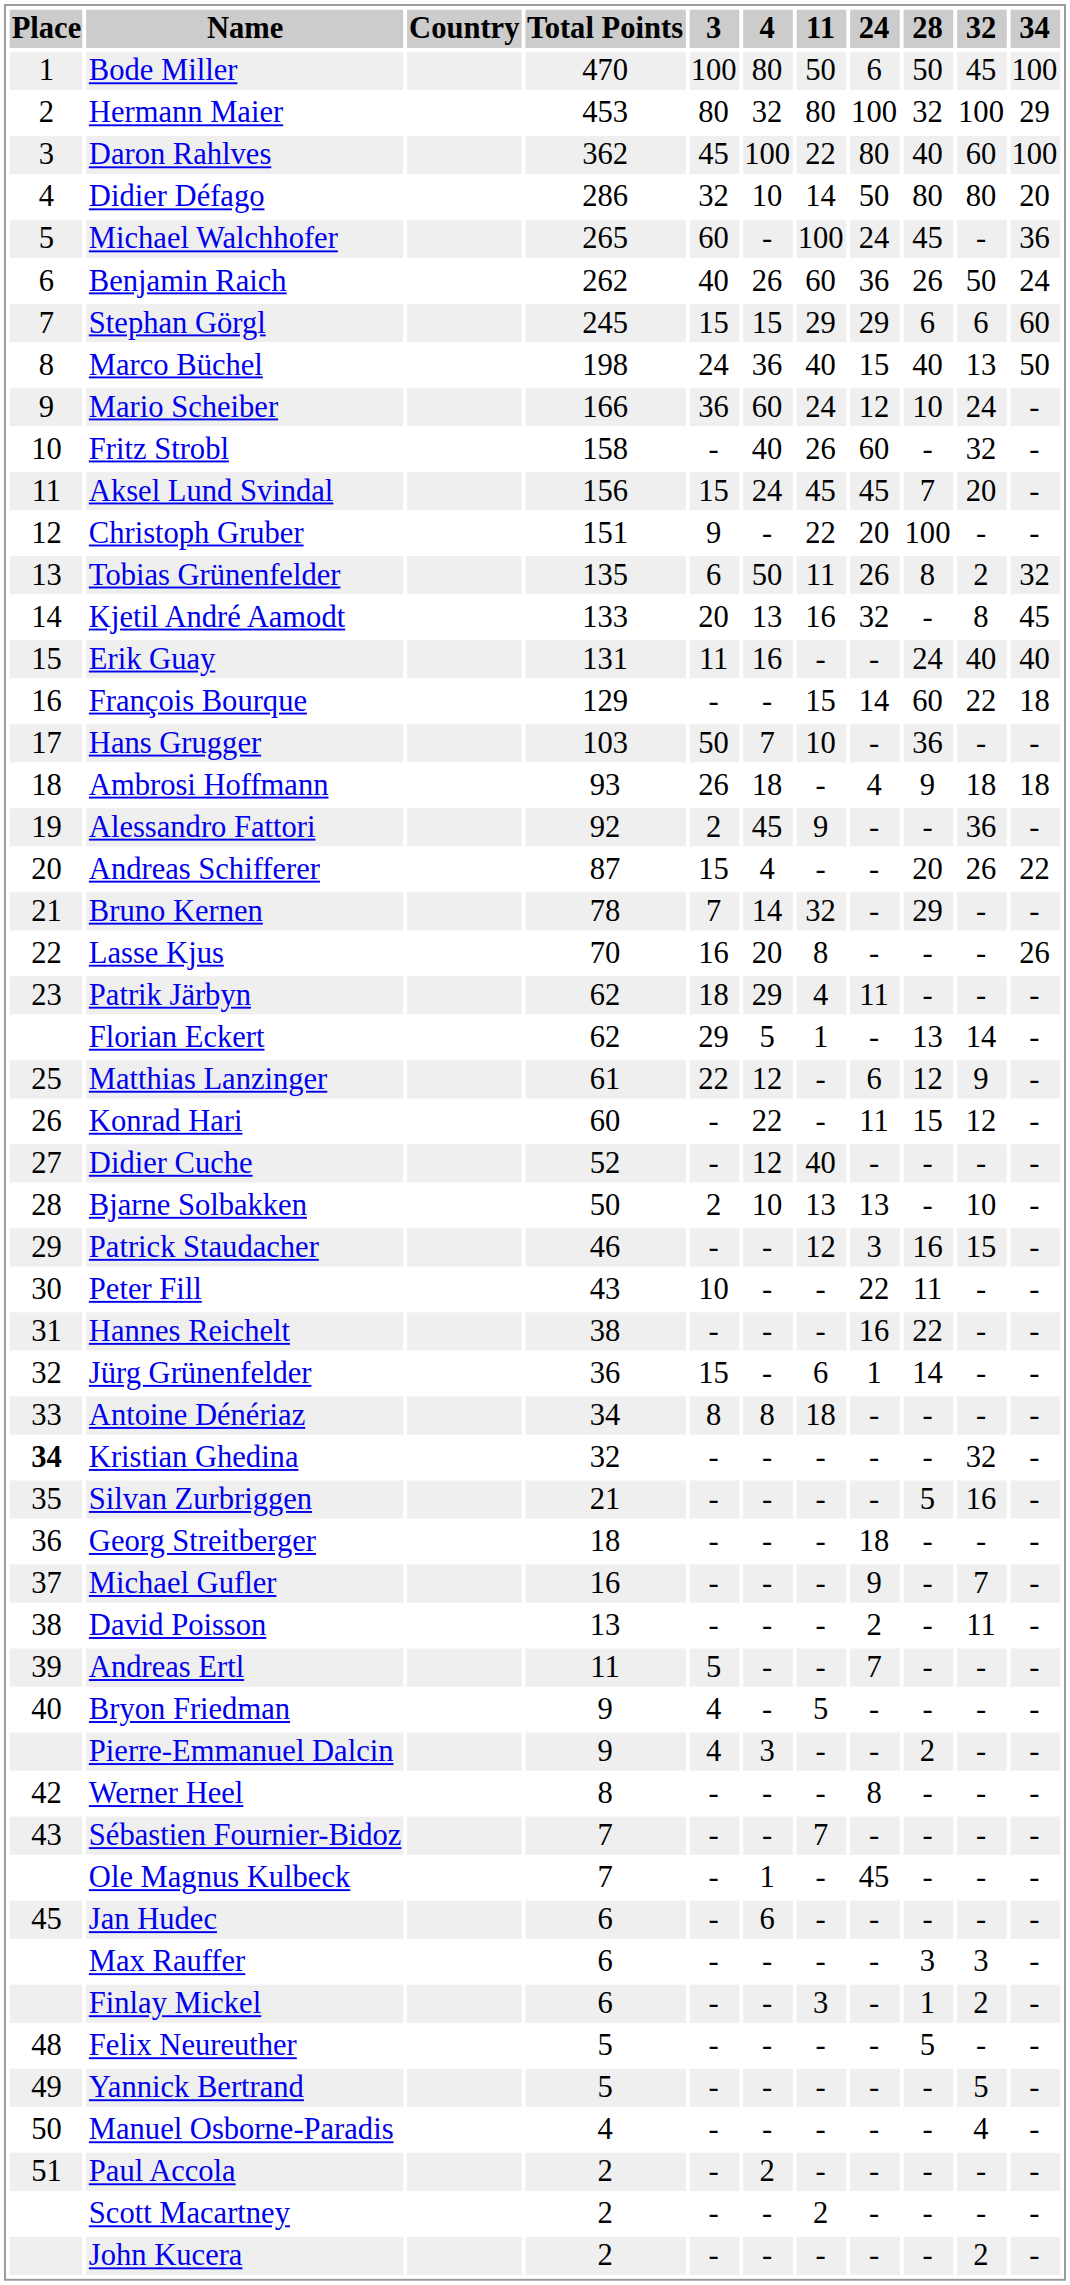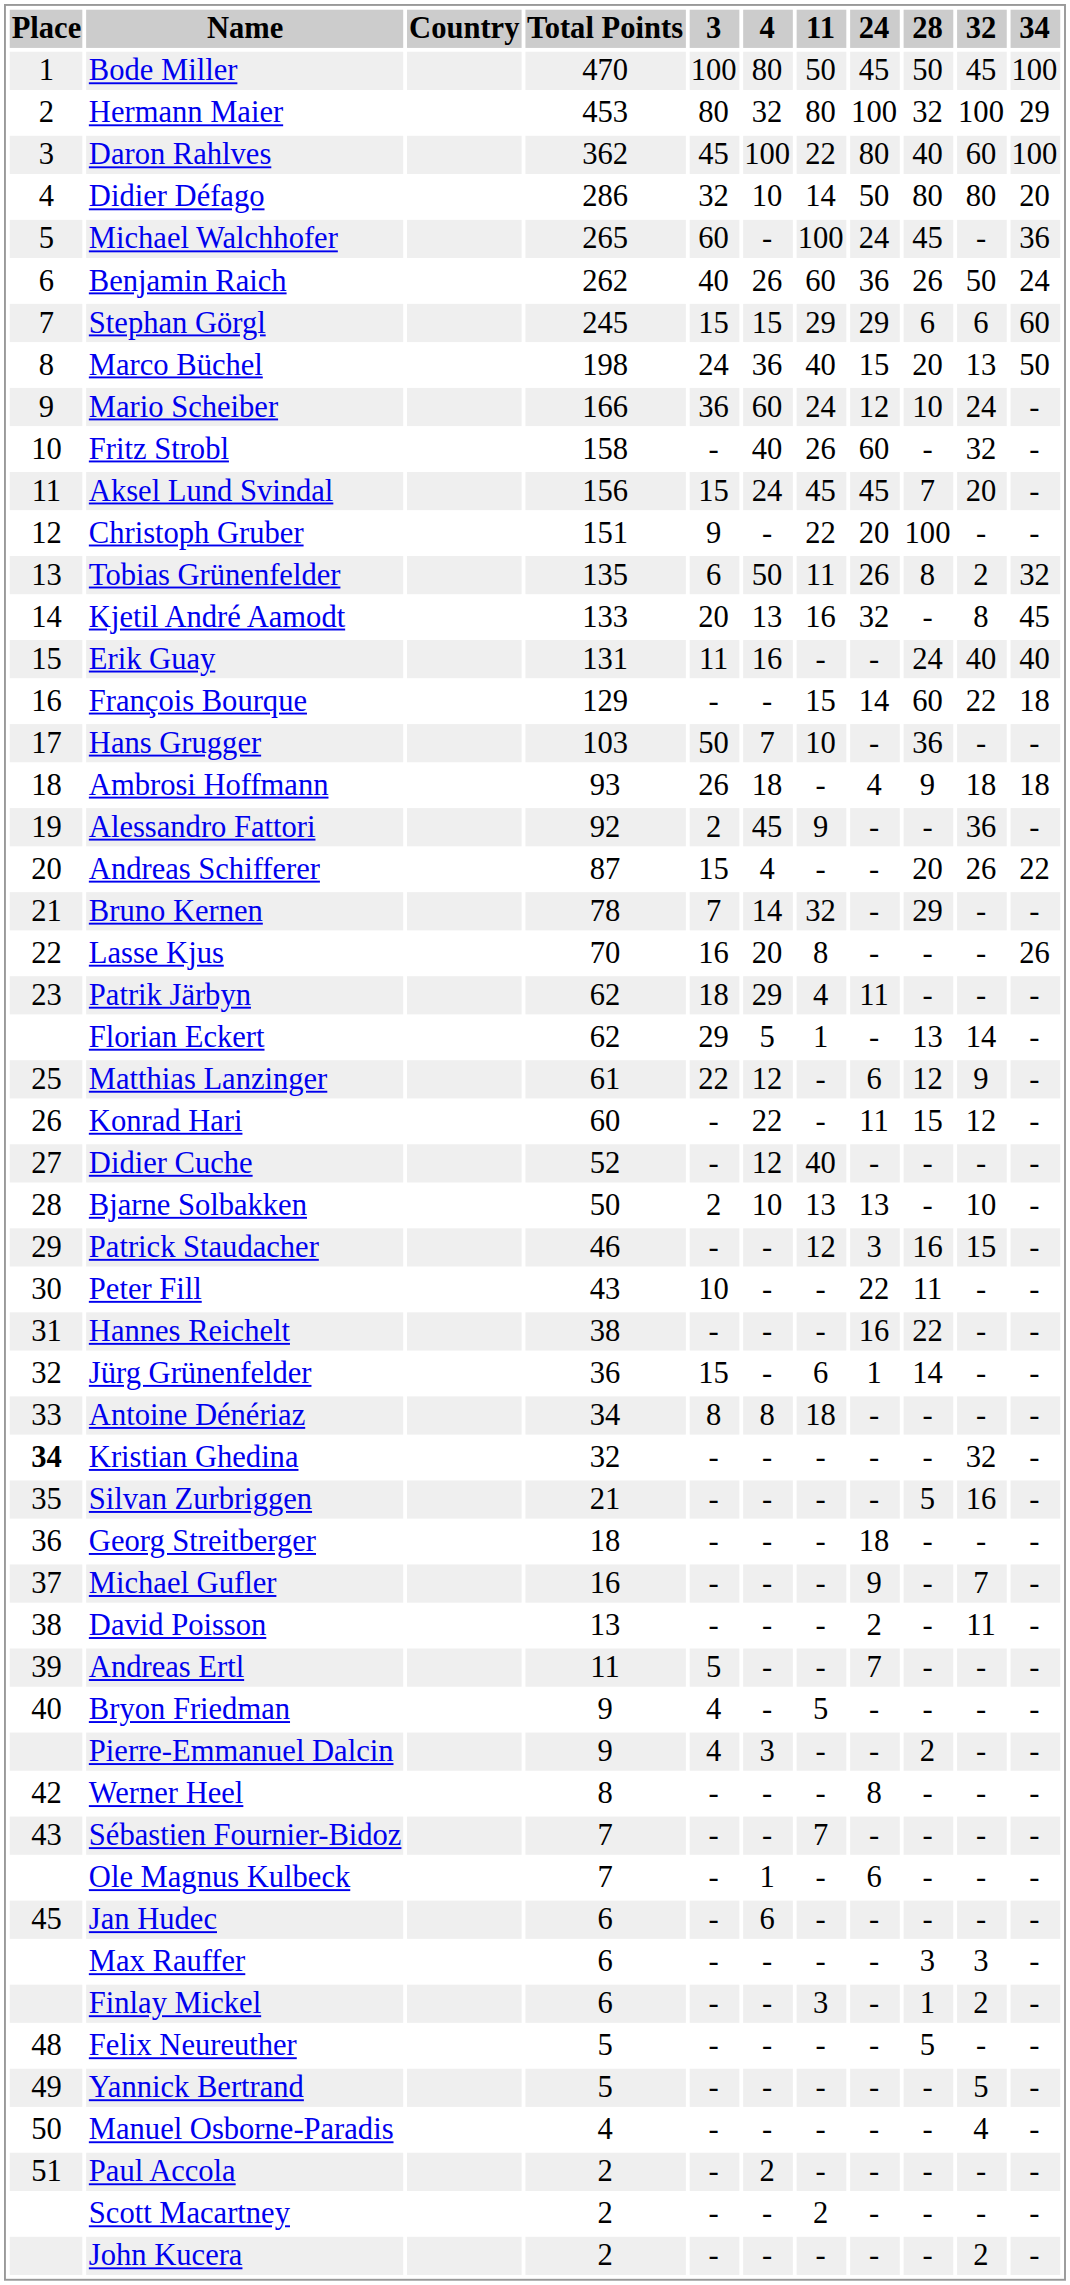(874, 70) 6 -> (874, 70) 45
(928, 364) 40 -> (928, 364) 20
(874, 1877) 45 -> (874, 1877) 6
